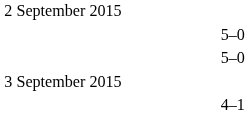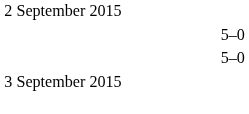- row: (88, 105)
